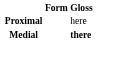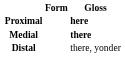(78, 21) normal -> (79, 21) bold
+ row: (24, 48)
